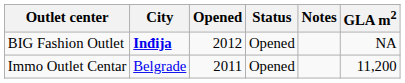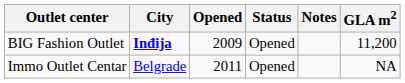(227, 43) 2012 -> (227, 43) 2009
(386, 43) NA -> (377, 43) 11,200
(377, 66) 11,200 -> (386, 66) NA
